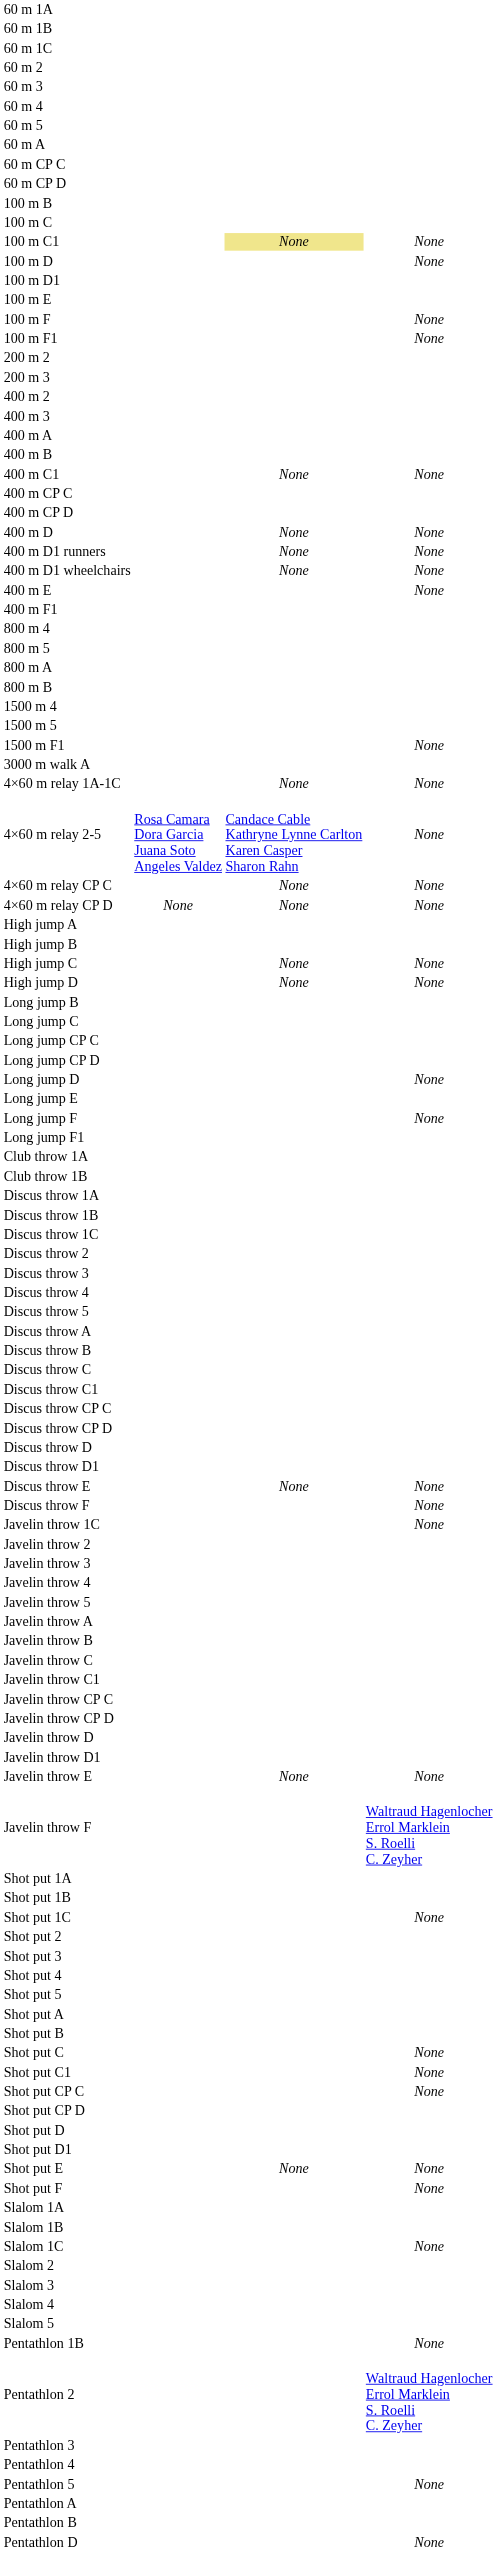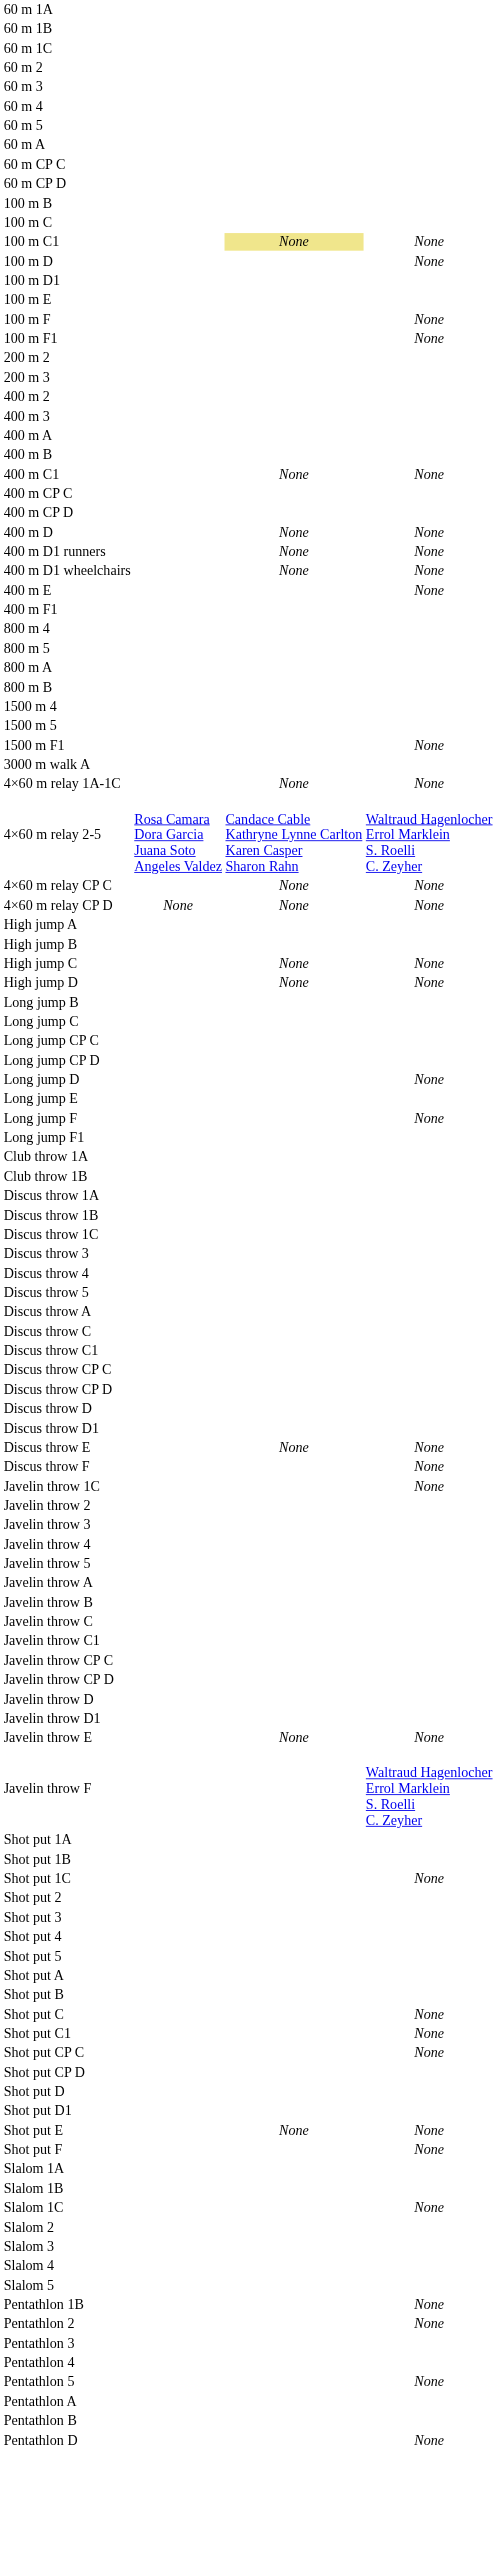(429, 835) None -> (429, 842) Waltraud Hagenlocher Errol Marklein S. Roelli C. Zeyher
- row: (46, 1253)
- row: (47, 1350)
(429, 2402) Waltraud Hagenlocher Errol Marklein S. Roelli C. Zeyher -> (429, 2324) None
